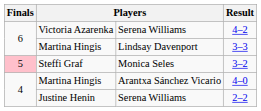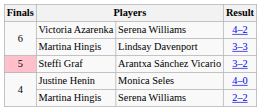(146, 64) Monica Seles -> (170, 64) Arantxa Sánchez Vicario
(70, 81) Martina Hingis -> (67, 81) Justine Henin
(170, 81) Arantxa Sánchez Vicario -> (146, 81) Monica Seles
(67, 98) Justine Henin -> (70, 98) Martina Hingis
